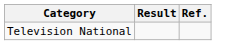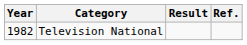+ column: (20, 13)
